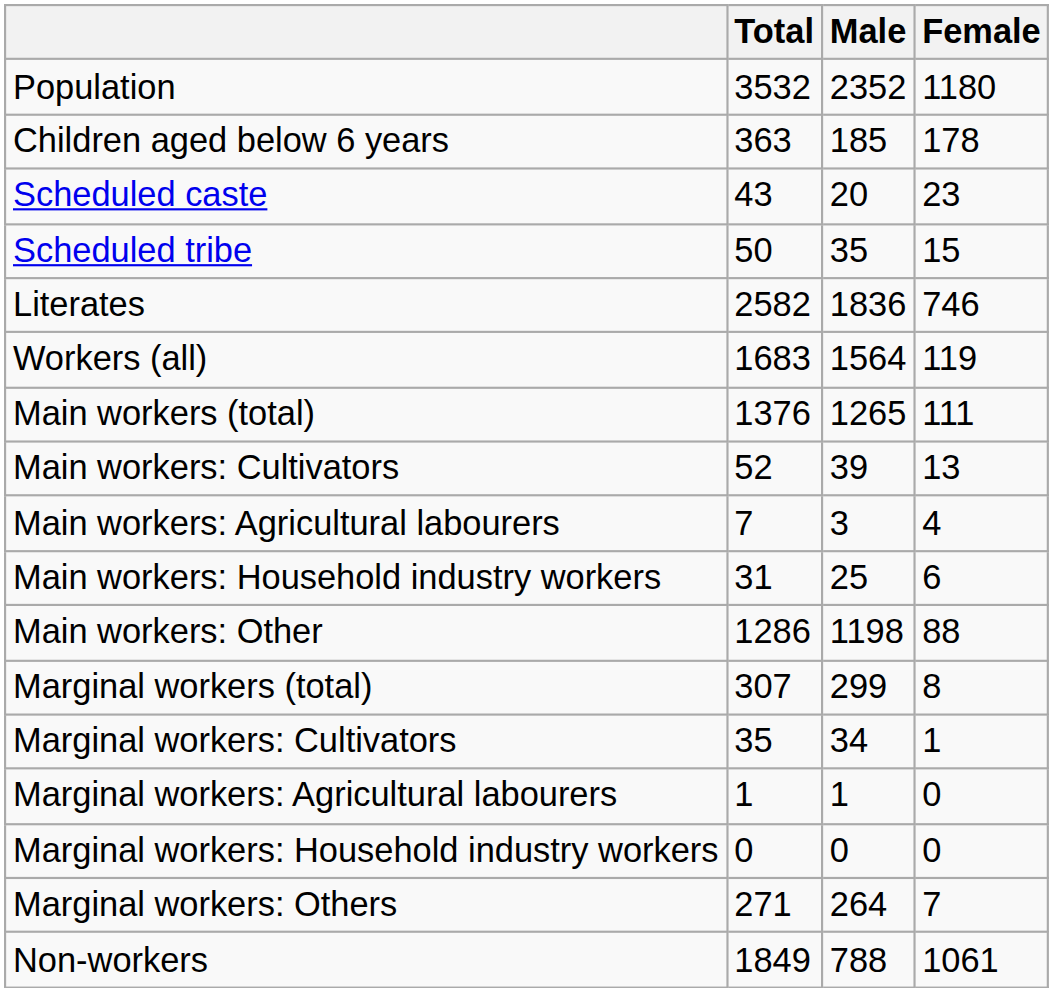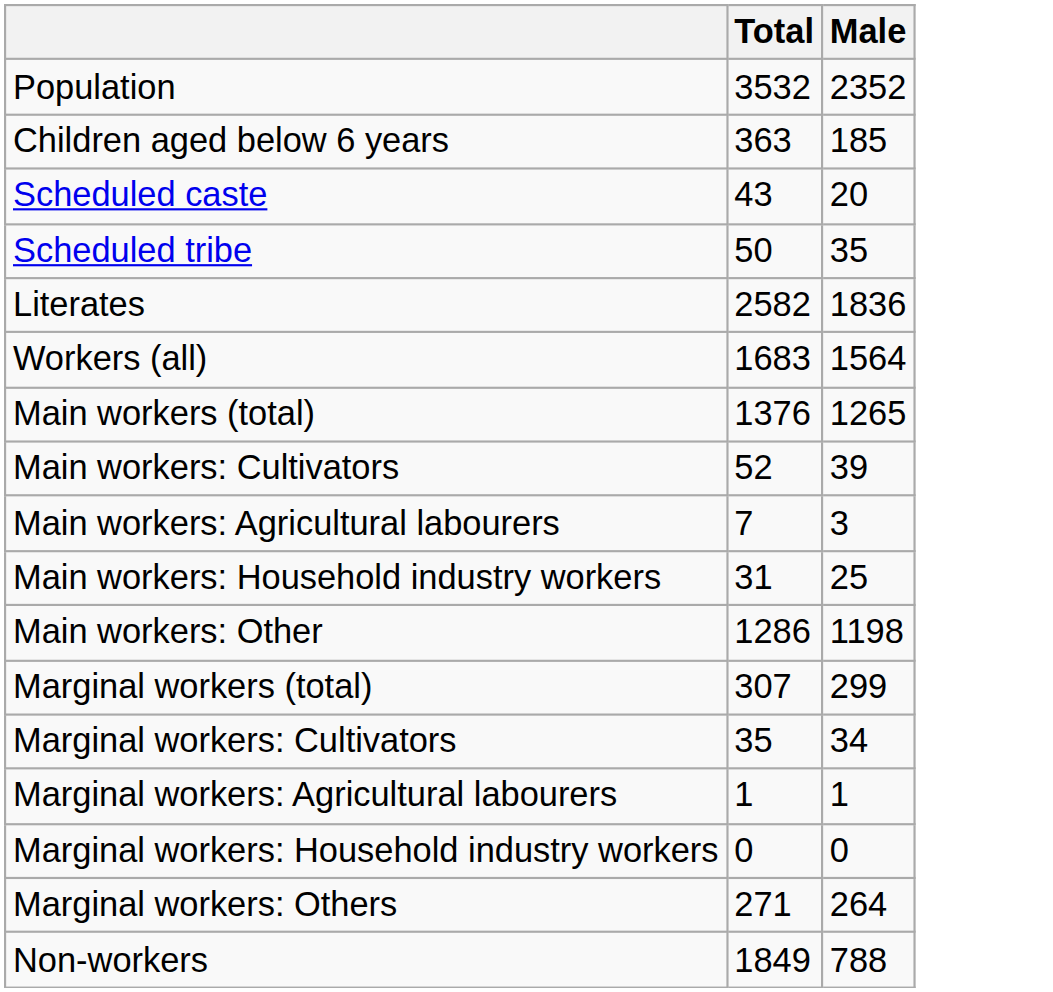- column: (981, 31)
